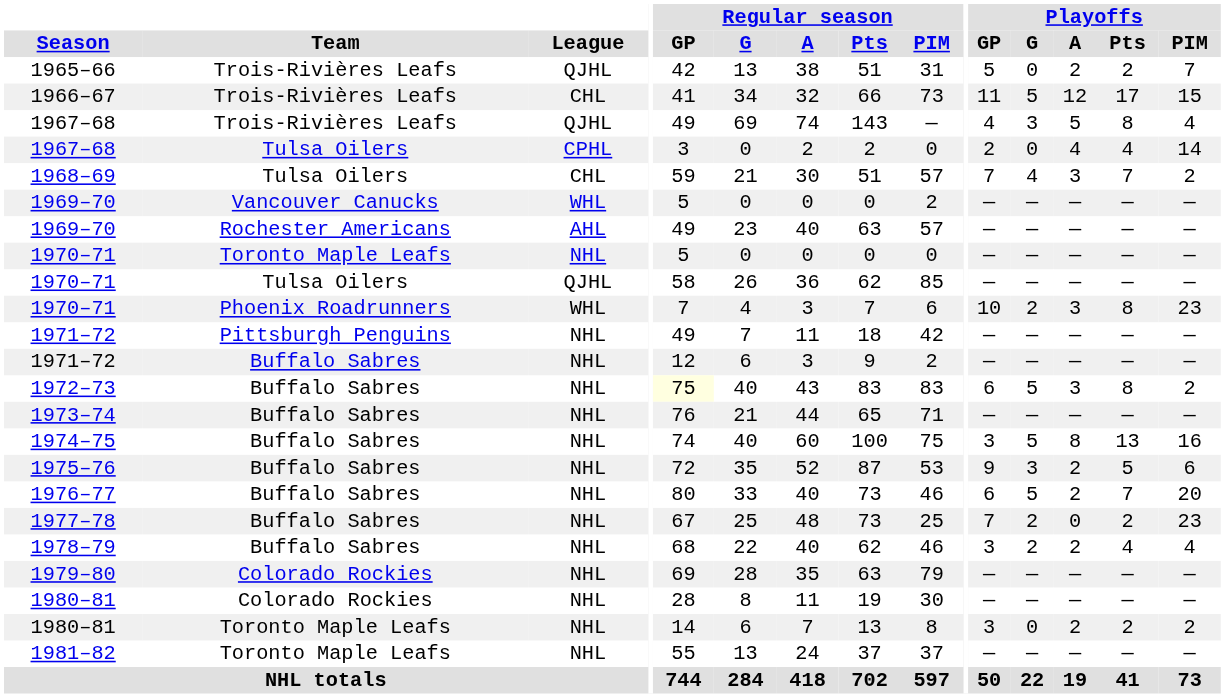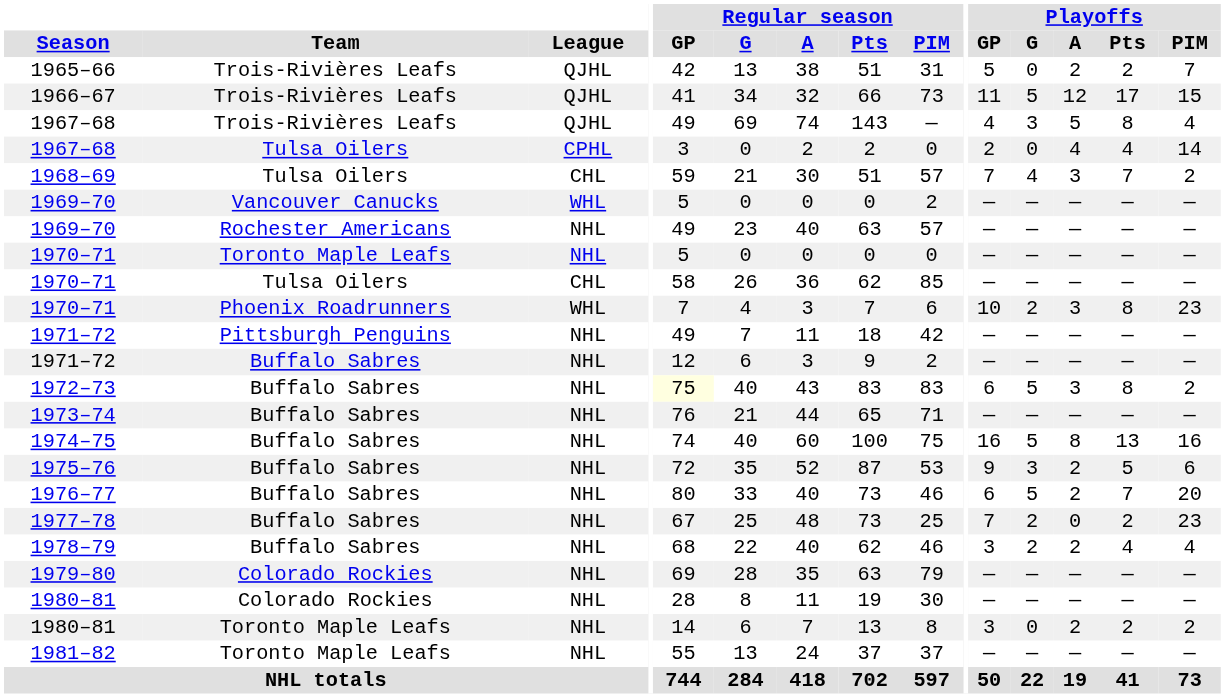(588, 97) CHL -> (588, 97) QJHL
(588, 229) AHL -> (588, 229) NHL
(588, 282) QJHL -> (588, 282) CHL
(989, 442) 3 -> (989, 442) 16
